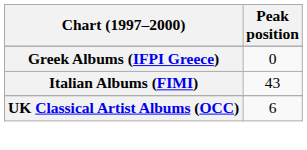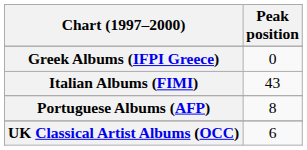+ row: (124, 108)
